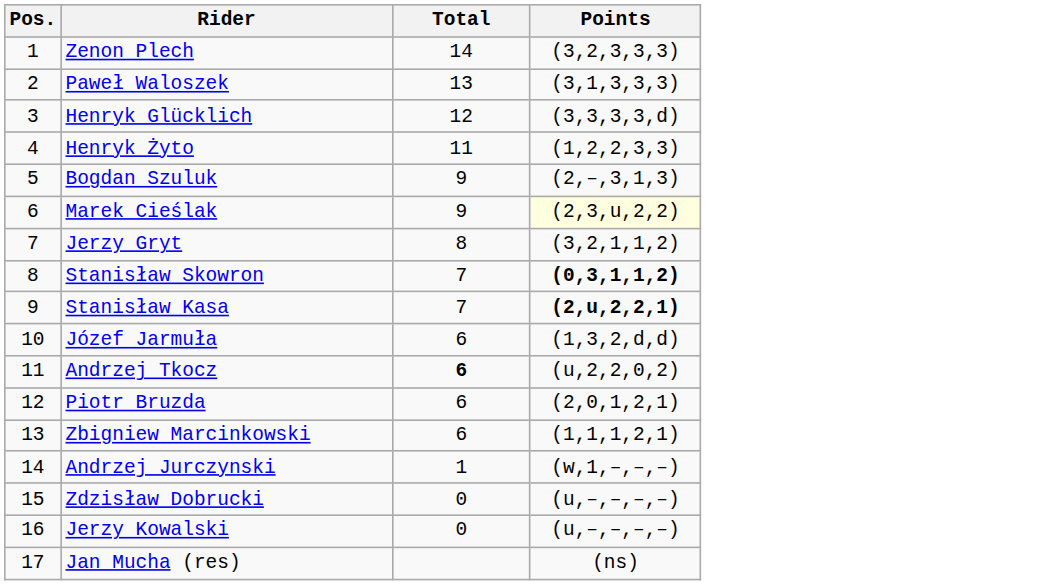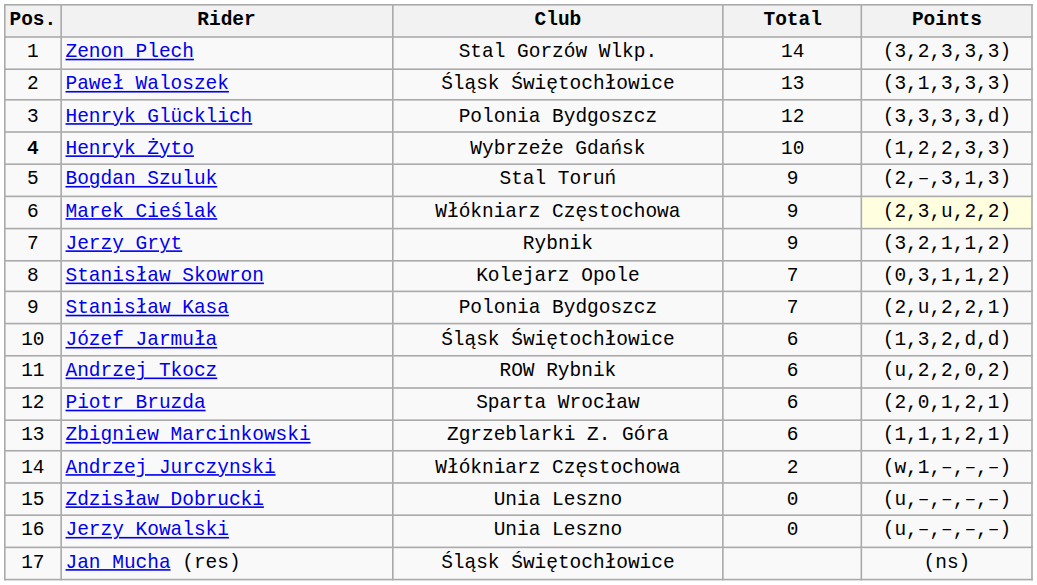+ column: (558, 21)
(33, 148) normal -> (33, 148) bold
(461, 148) 11 -> (793, 148) 10
(461, 244) 8 -> (793, 244) 9
(616, 276) bold -> (947, 276) normal
(616, 308) bold -> (947, 308) normal
(461, 372) bold -> (793, 372) normal
(461, 467) 1 -> (793, 467) 2
